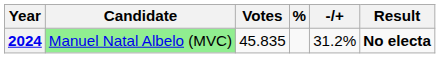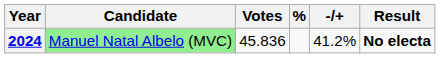(262, 40) 45.835 -> (262, 40) 45.836
(335, 40) 31.2% -> (335, 40) 41.2%
